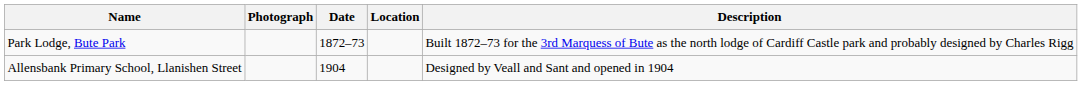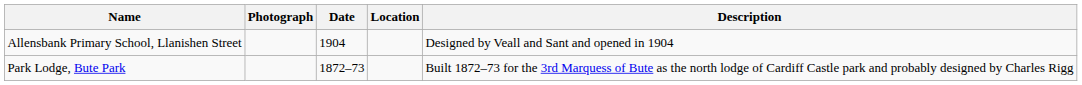rows swapped: (125, 68) <-> (66, 42)
